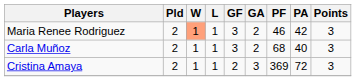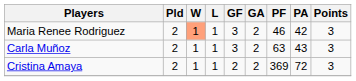(279, 48) 68 -> (279, 48) 63
(301, 48) 40 -> (301, 48) 43
(256, 66) 3 -> (256, 66) 2
